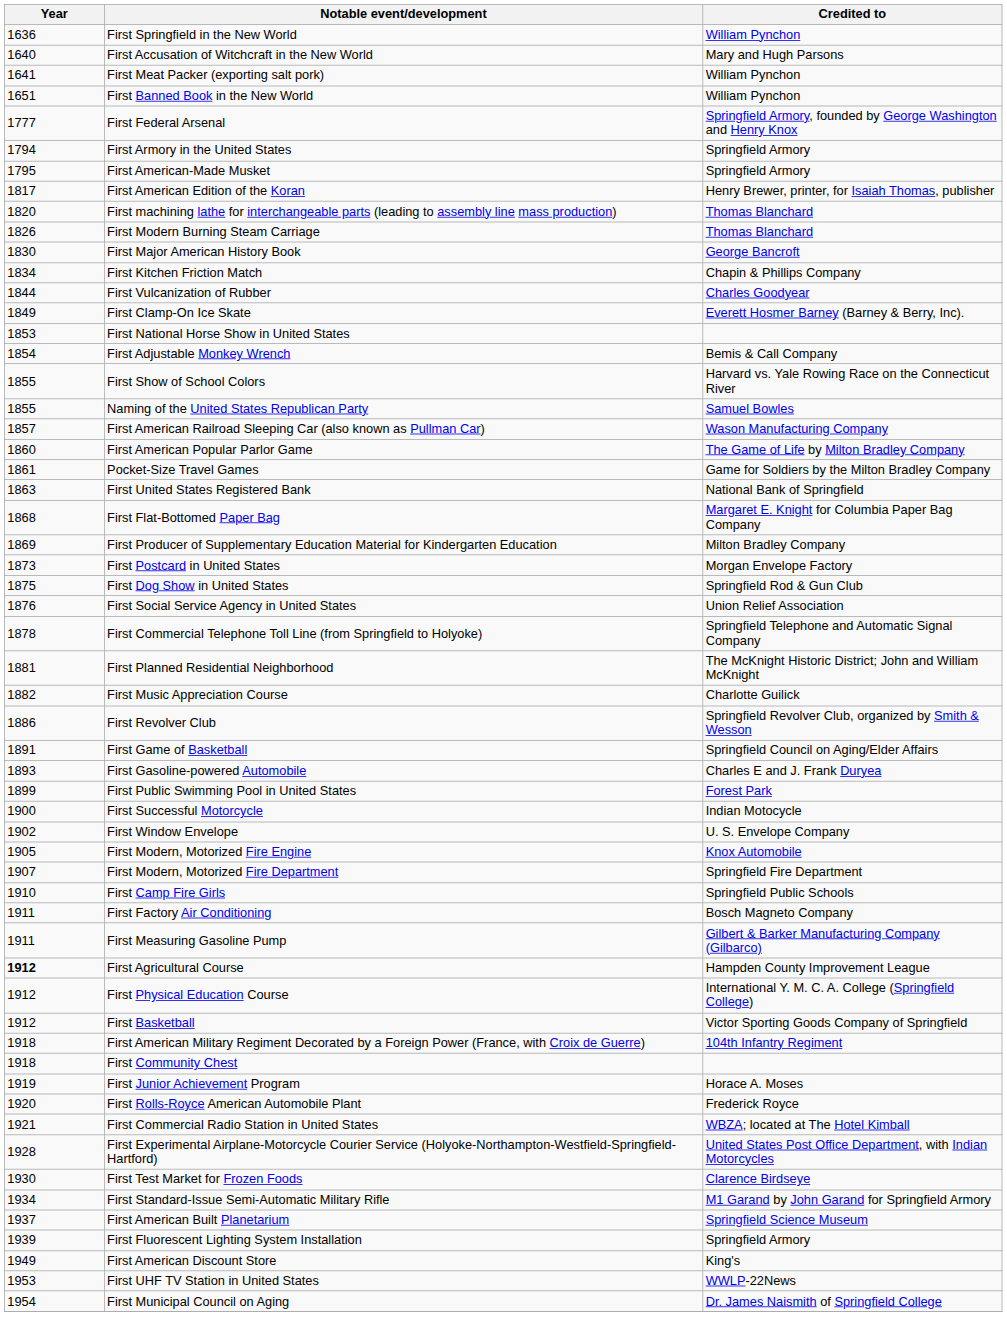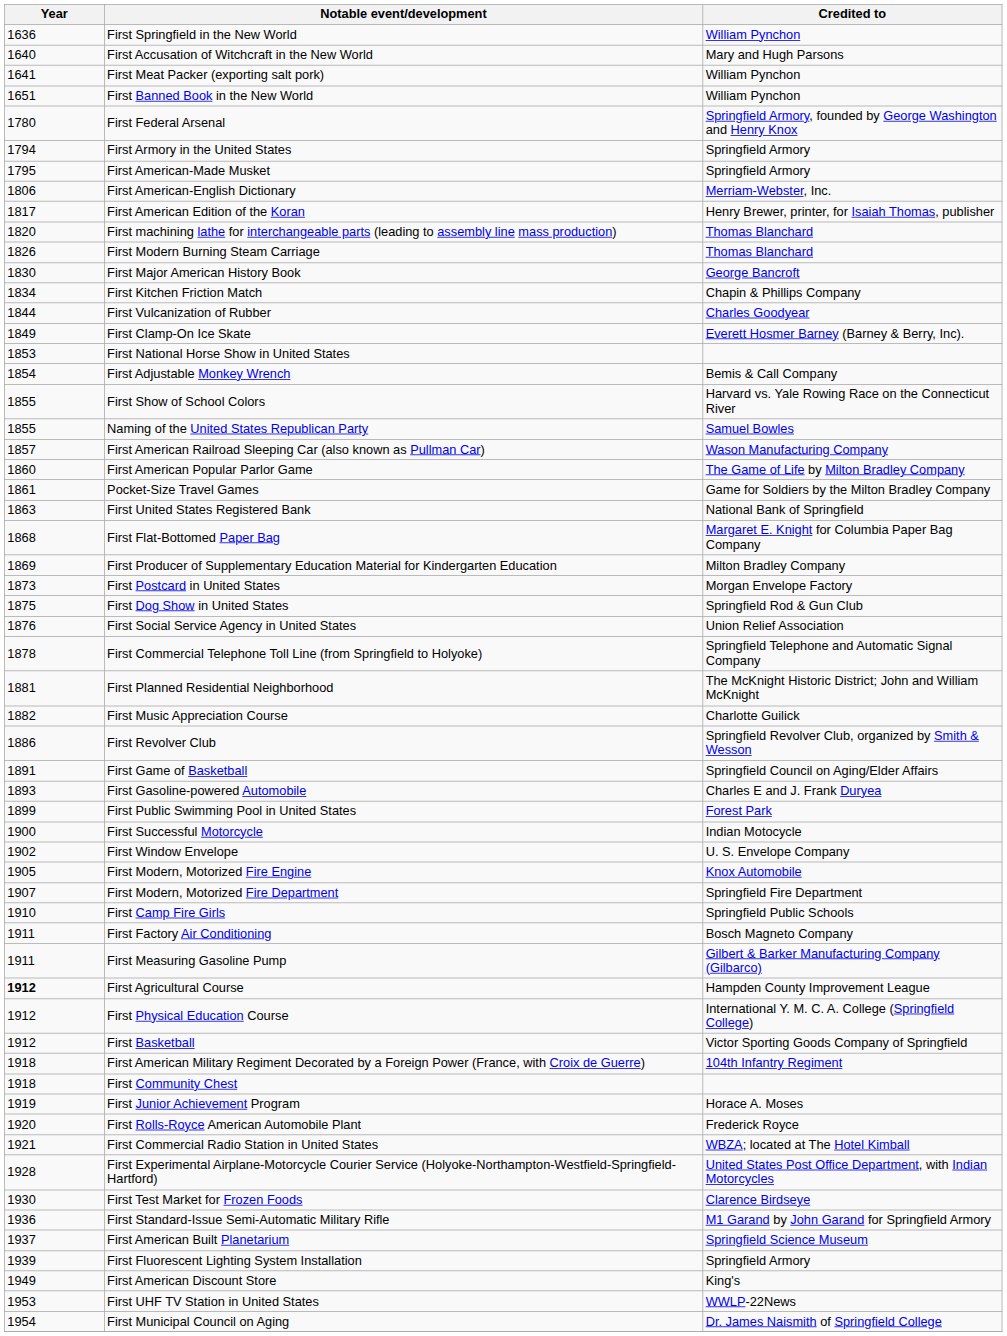(22, 123) 1777 -> (22, 123) 1780
+ row: (201, 191)
(22, 1199) 1934 -> (22, 1220) 1936
